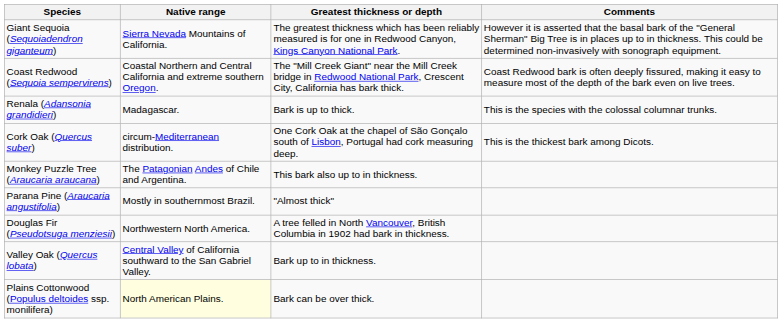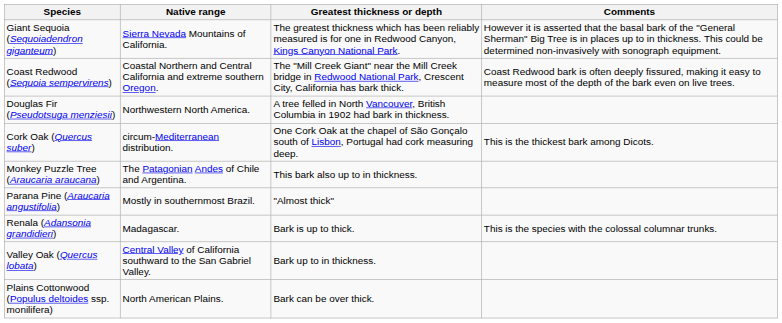rows swapped: (61, 228) <-> (49, 109)
(173, 299) lightyellow background -> (173, 299) no background
